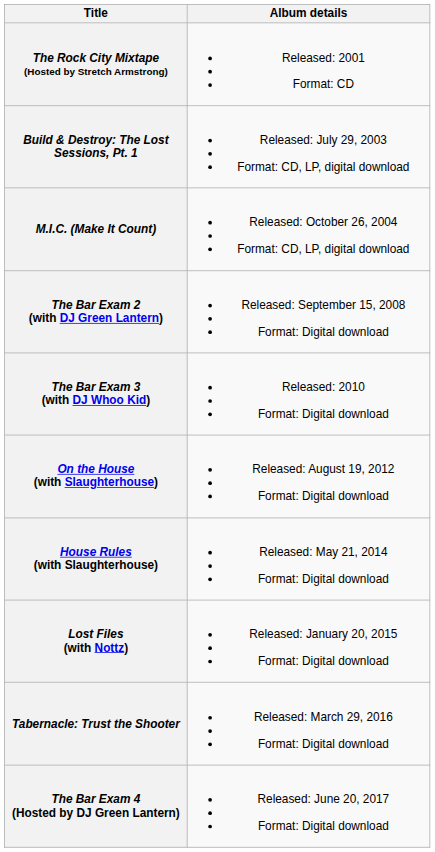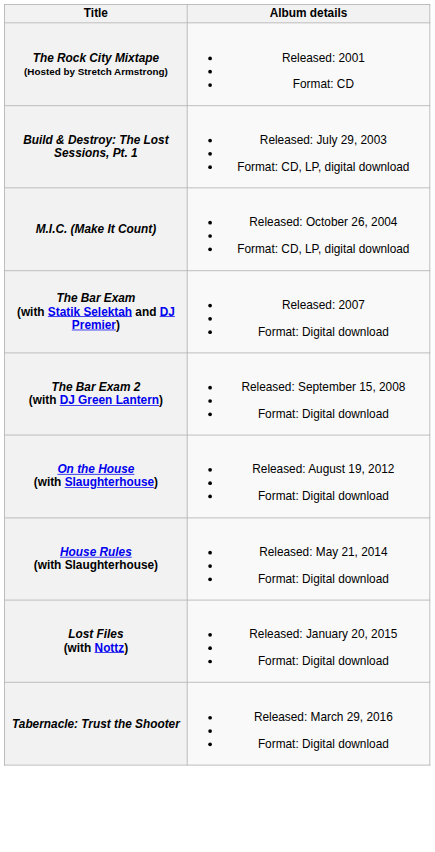+ row: (96, 311)
- row: (96, 394)
- row: (96, 806)
